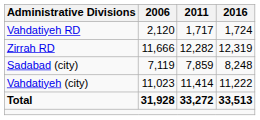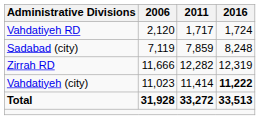rows swapped: (31, 48) <-> (42, 65)
(236, 83) normal -> (236, 83) bold
